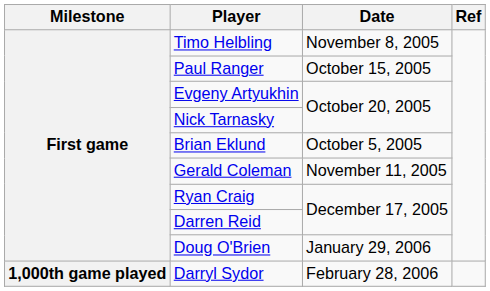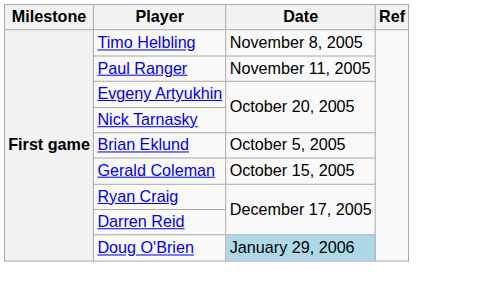(369, 68) October 15, 2005 -> (300, 68) November 11, 2005
(376, 171) November 11, 2005 -> (292, 171) October 15, 2005
(369, 247) no background -> (292, 247) lightblue background
- row: (219, 273)
